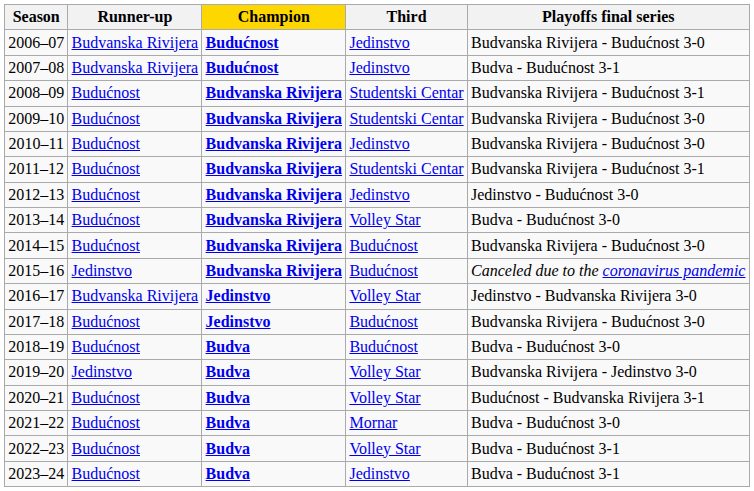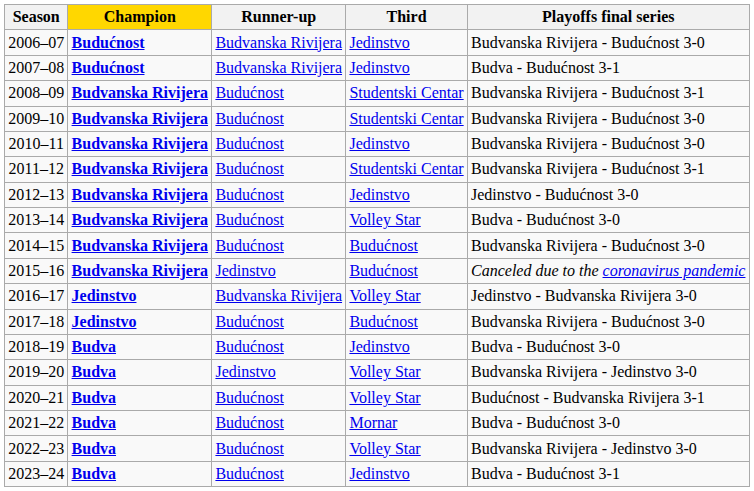columns swapped: (274, 17) <-> (135, 17)
(384, 347) Budućnost -> (380, 347) Jedinstvo
(545, 448) Budva - Budućnost 3-1 -> (584, 448) Budvanska Rivijera - Jedinstvo 3-0
